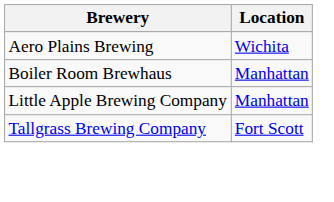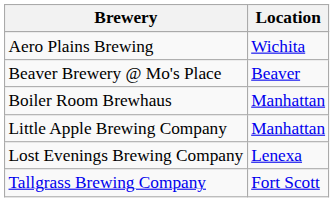+ row: (115, 73)
+ row: (126, 155)
